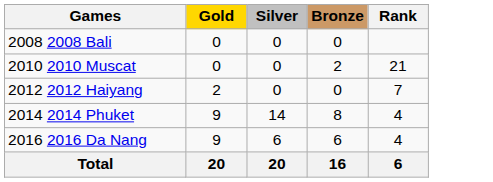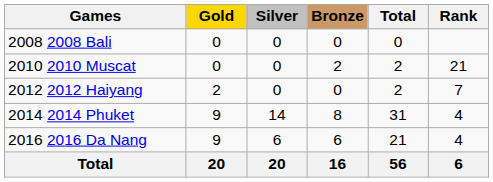+ column: (398, 16)
